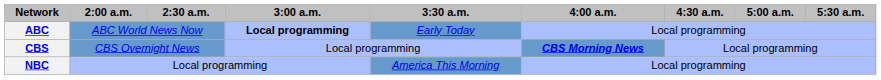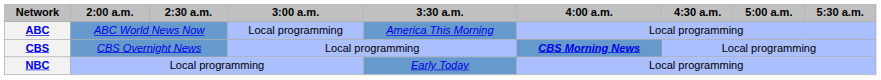(297, 30) bold -> (296, 30) normal
(446, 30) Early Today -> (440, 30) America This Morning
(446, 65) America This Morning -> (440, 65) Early Today
